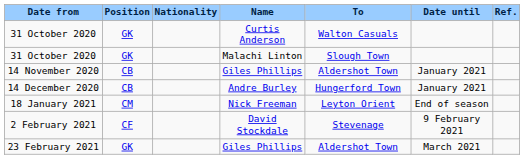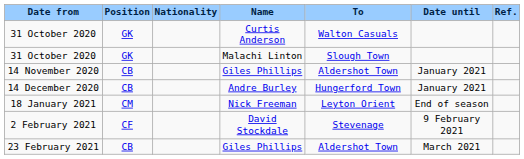(127, 146) GK -> (127, 146) CB
